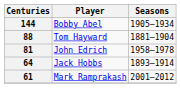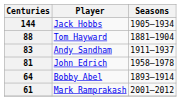(78, 24) Bobby Abel -> (78, 24) Jack Hobbs
+ row: (28, 50)
(78, 63) Jack Hobbs -> (78, 77) Bobby Abel
